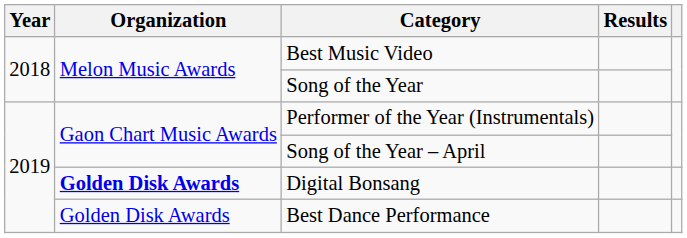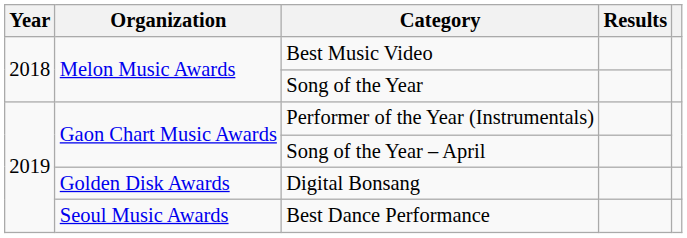(149, 183) bold -> (145, 183) normal
(145, 215) Golden Disk Awards -> (144, 215) Seoul Music Awards
